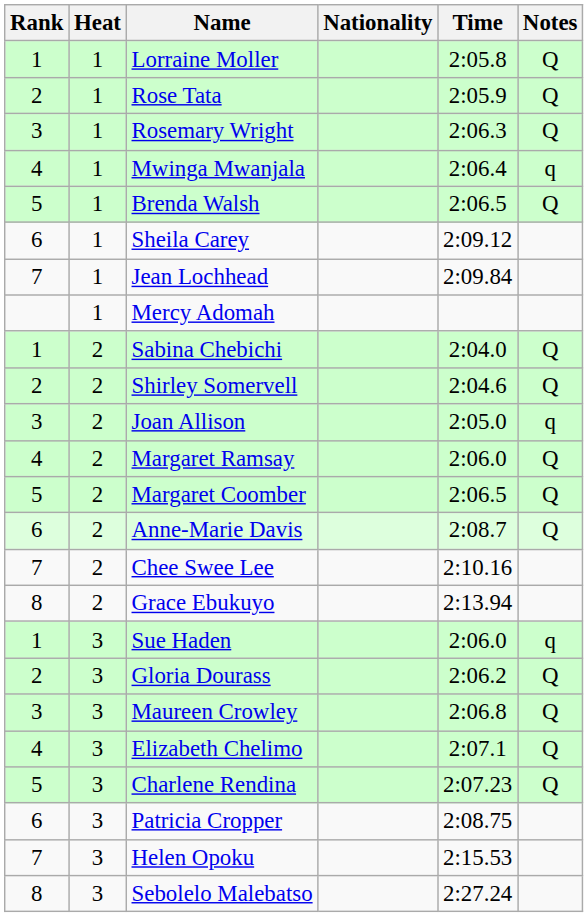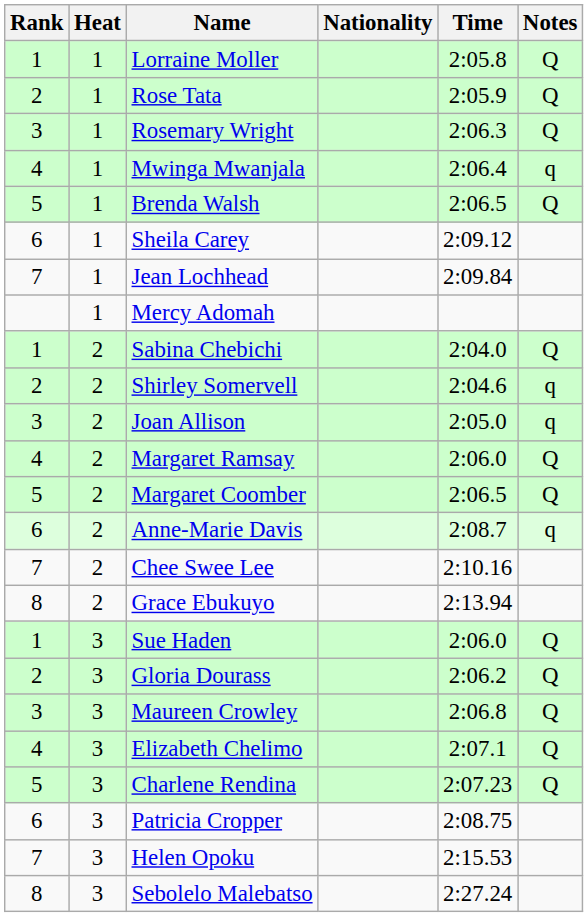(550, 385) Q -> (550, 385) q
(550, 530) Q -> (550, 530) q
(550, 639) q -> (550, 639) Q
